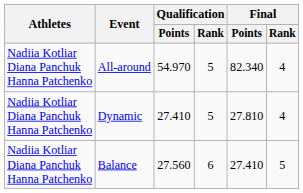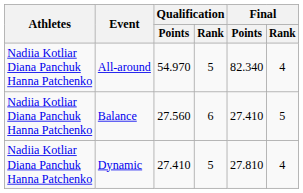rows swapped: (117, 164) <-> (120, 116)
